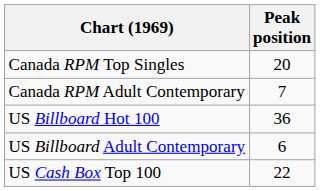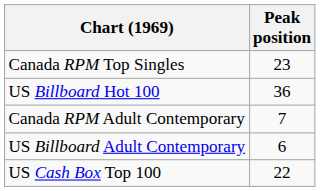(282, 64) 20 -> (282, 64) 23
rows swapped: (127, 91) <-> (84, 118)
